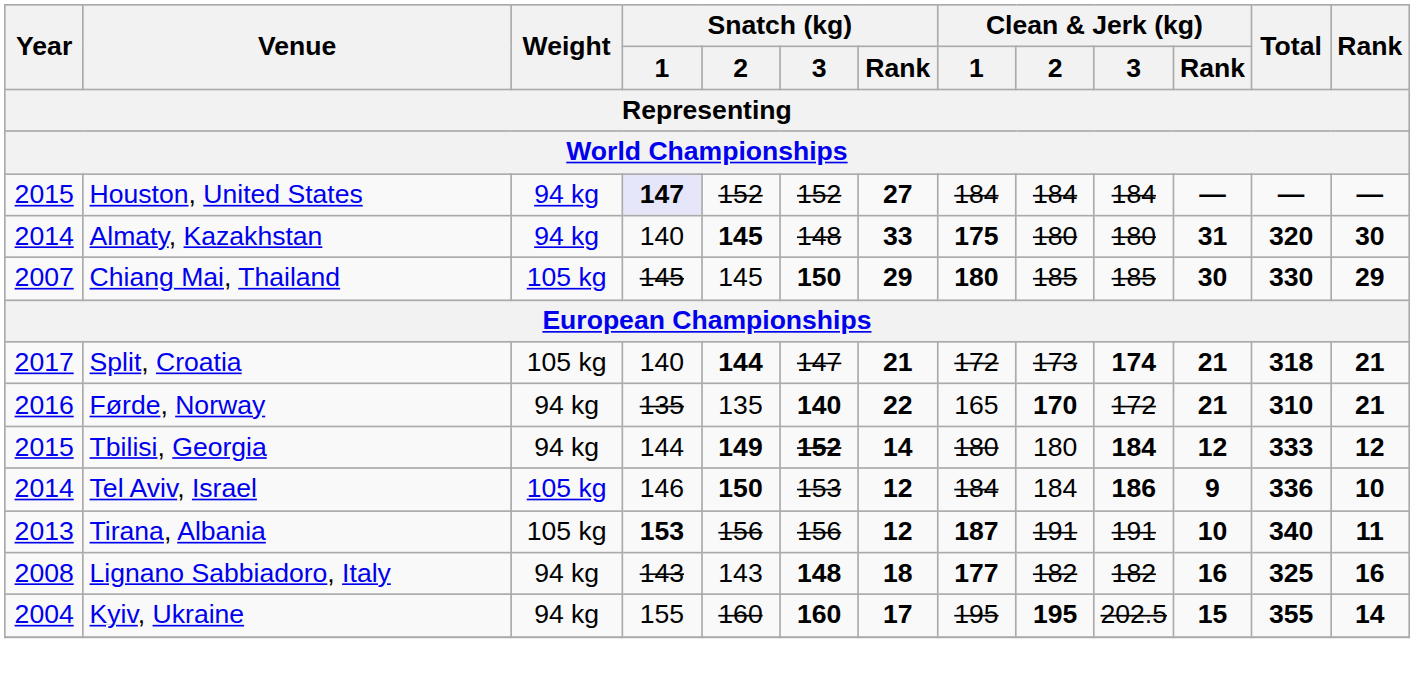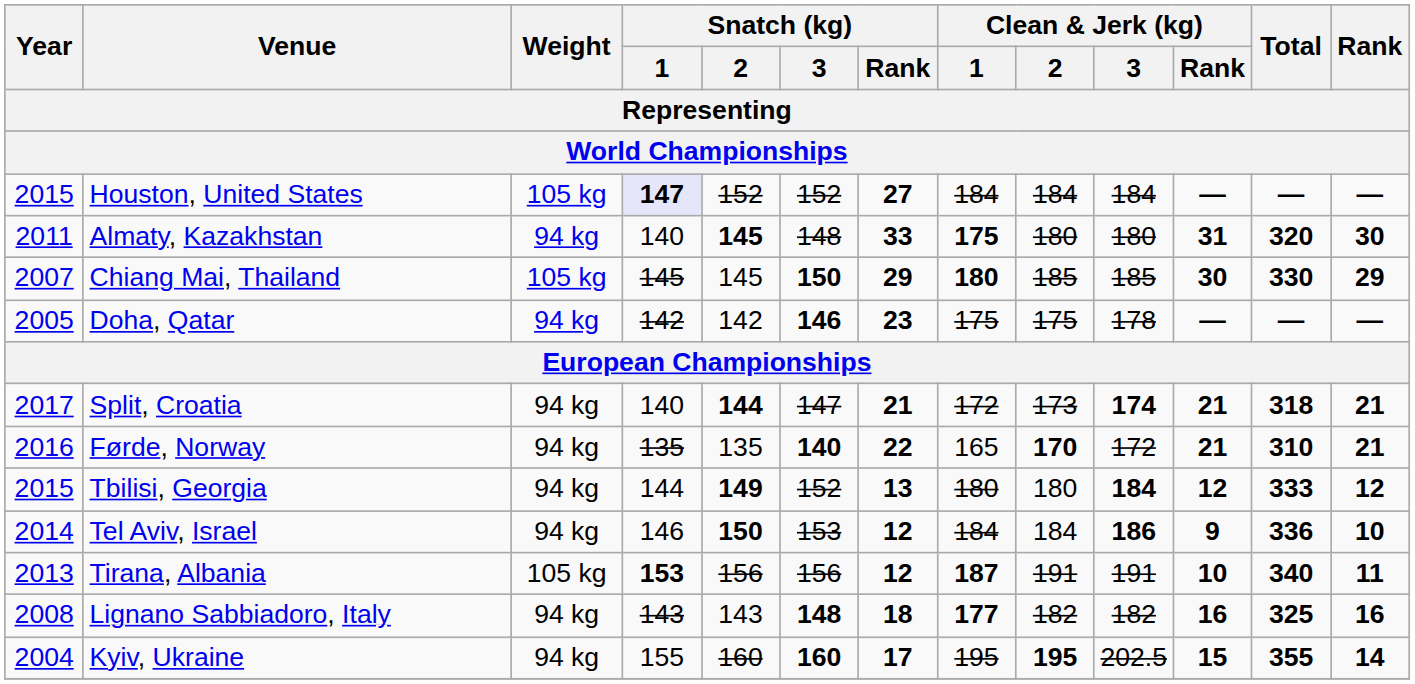(567, 194) 94 kg -> (567, 194) 105 kg
(44, 236) 2014 -> (44, 236) 2011
+ row: (162, 320)
(567, 362) 105 kg -> (567, 404) 94 kg
(819, 446) bold -> (819, 488) normal
(898, 446) 14 -> (898, 488) 13
(567, 488) 105 kg -> (567, 531) 94 kg
